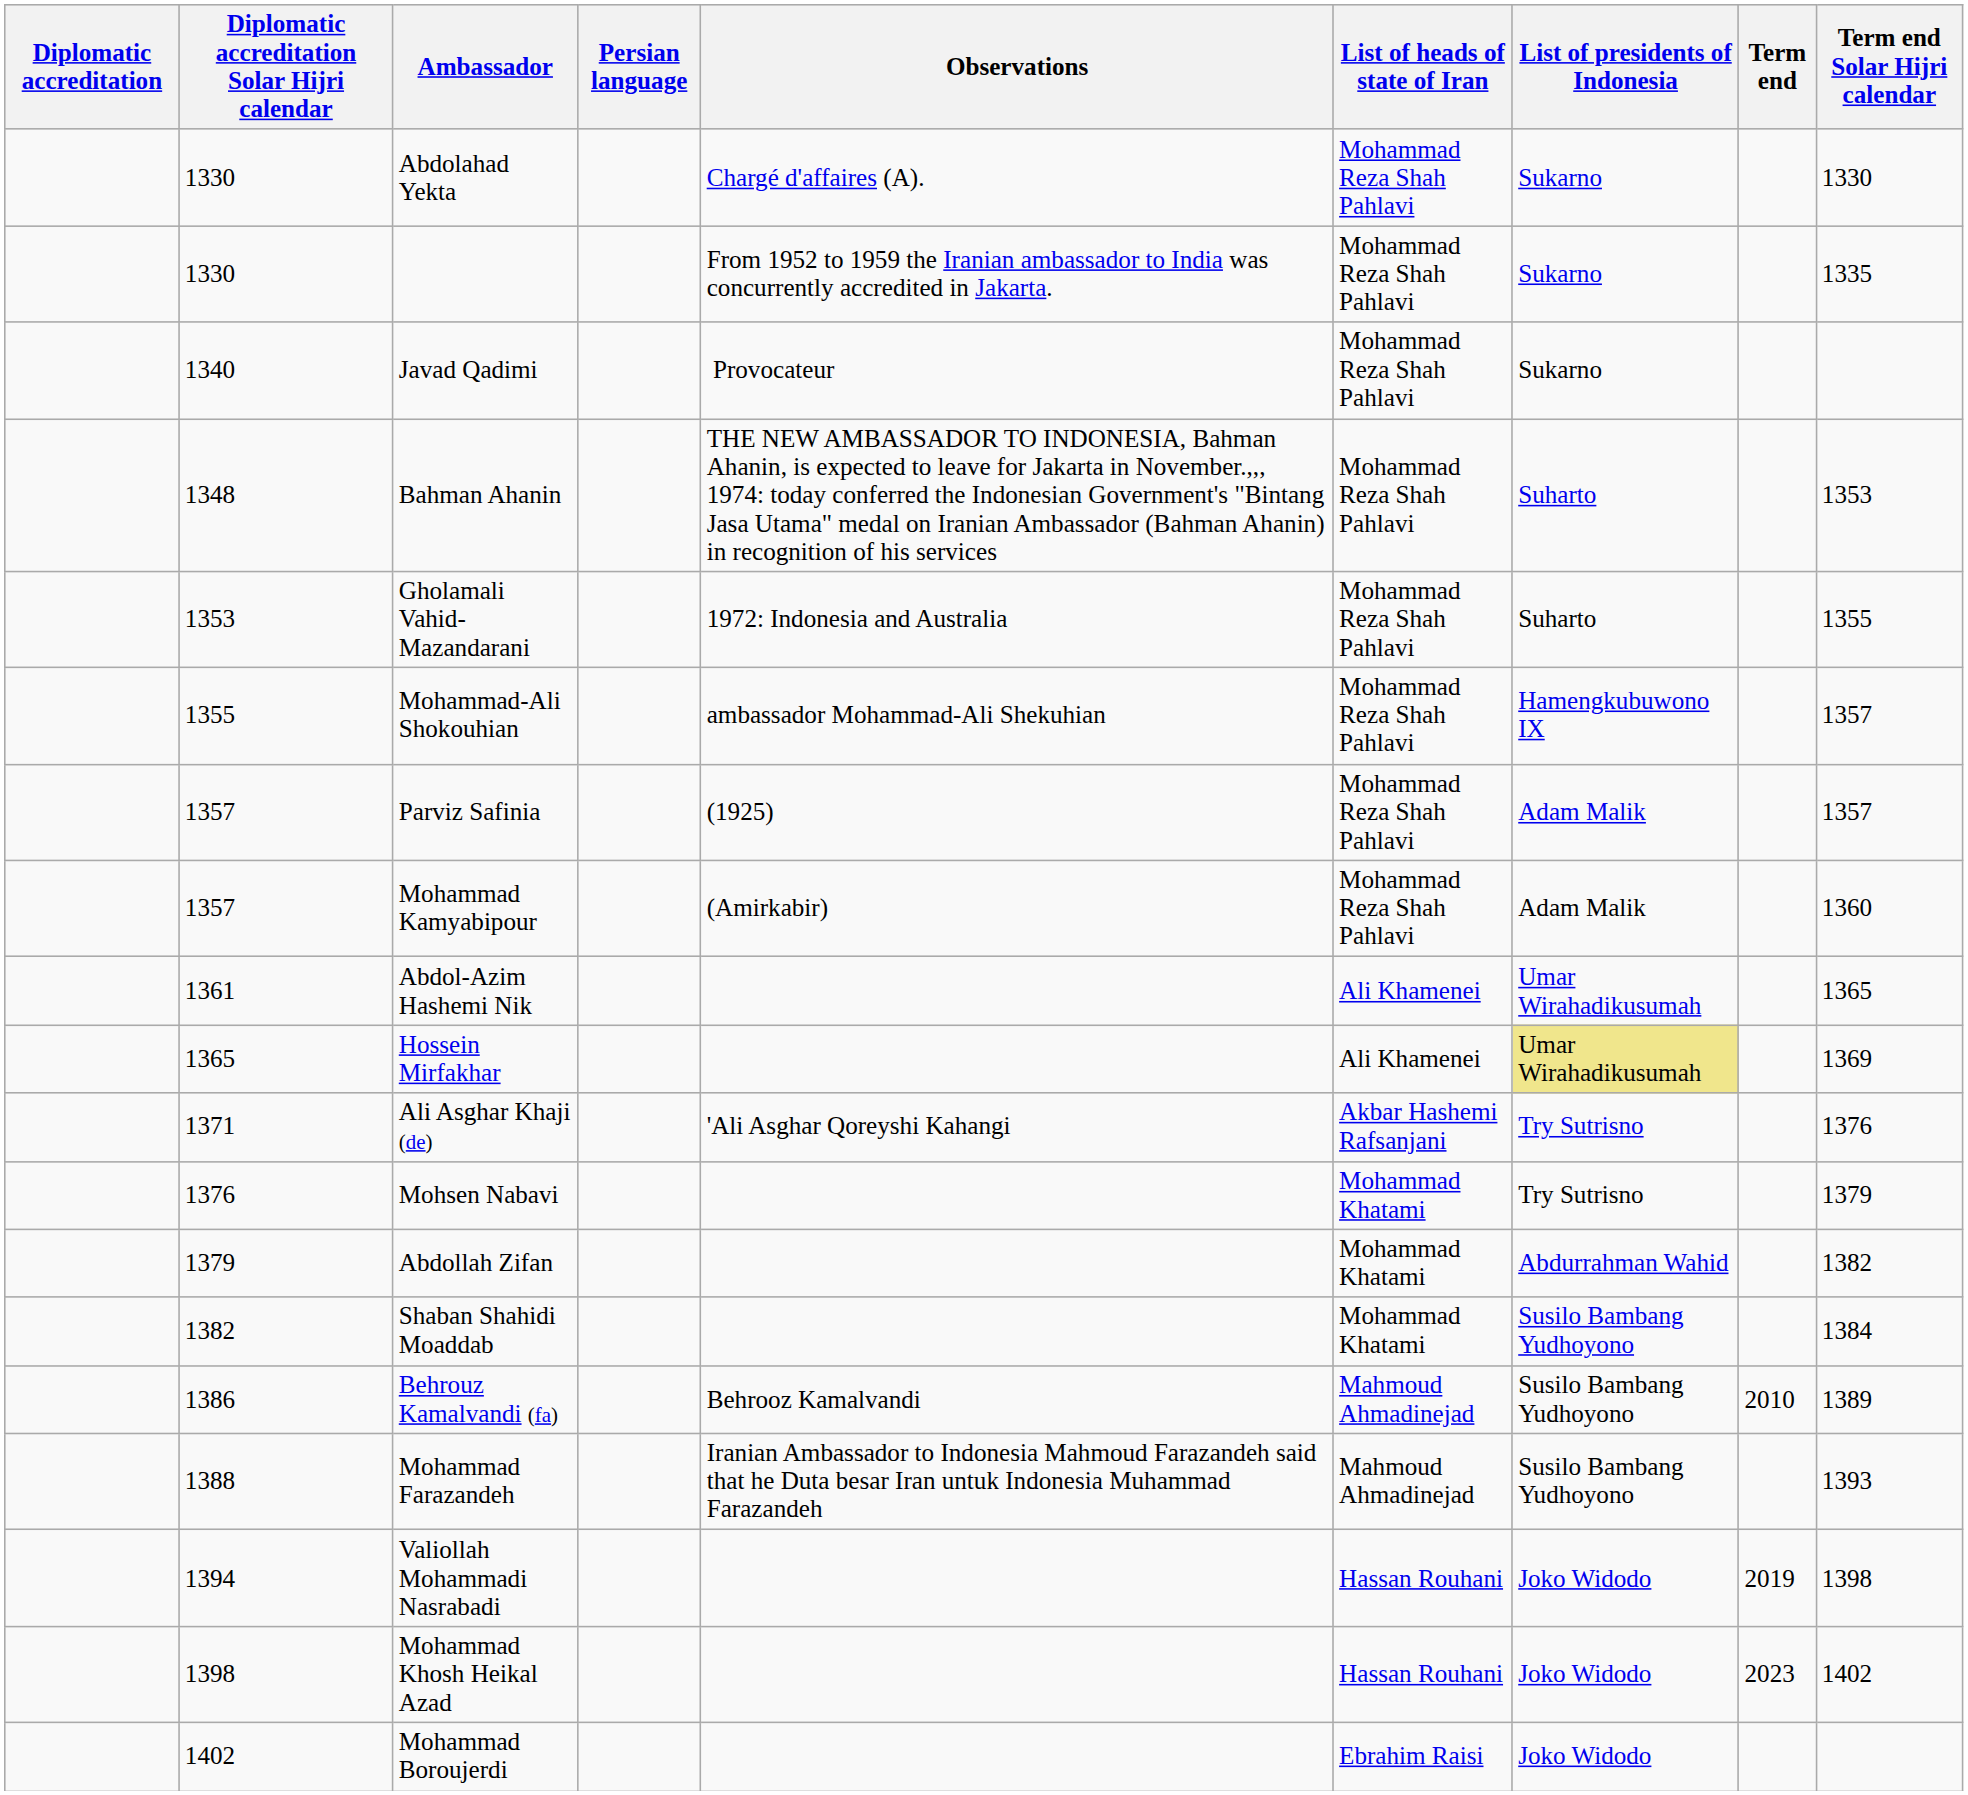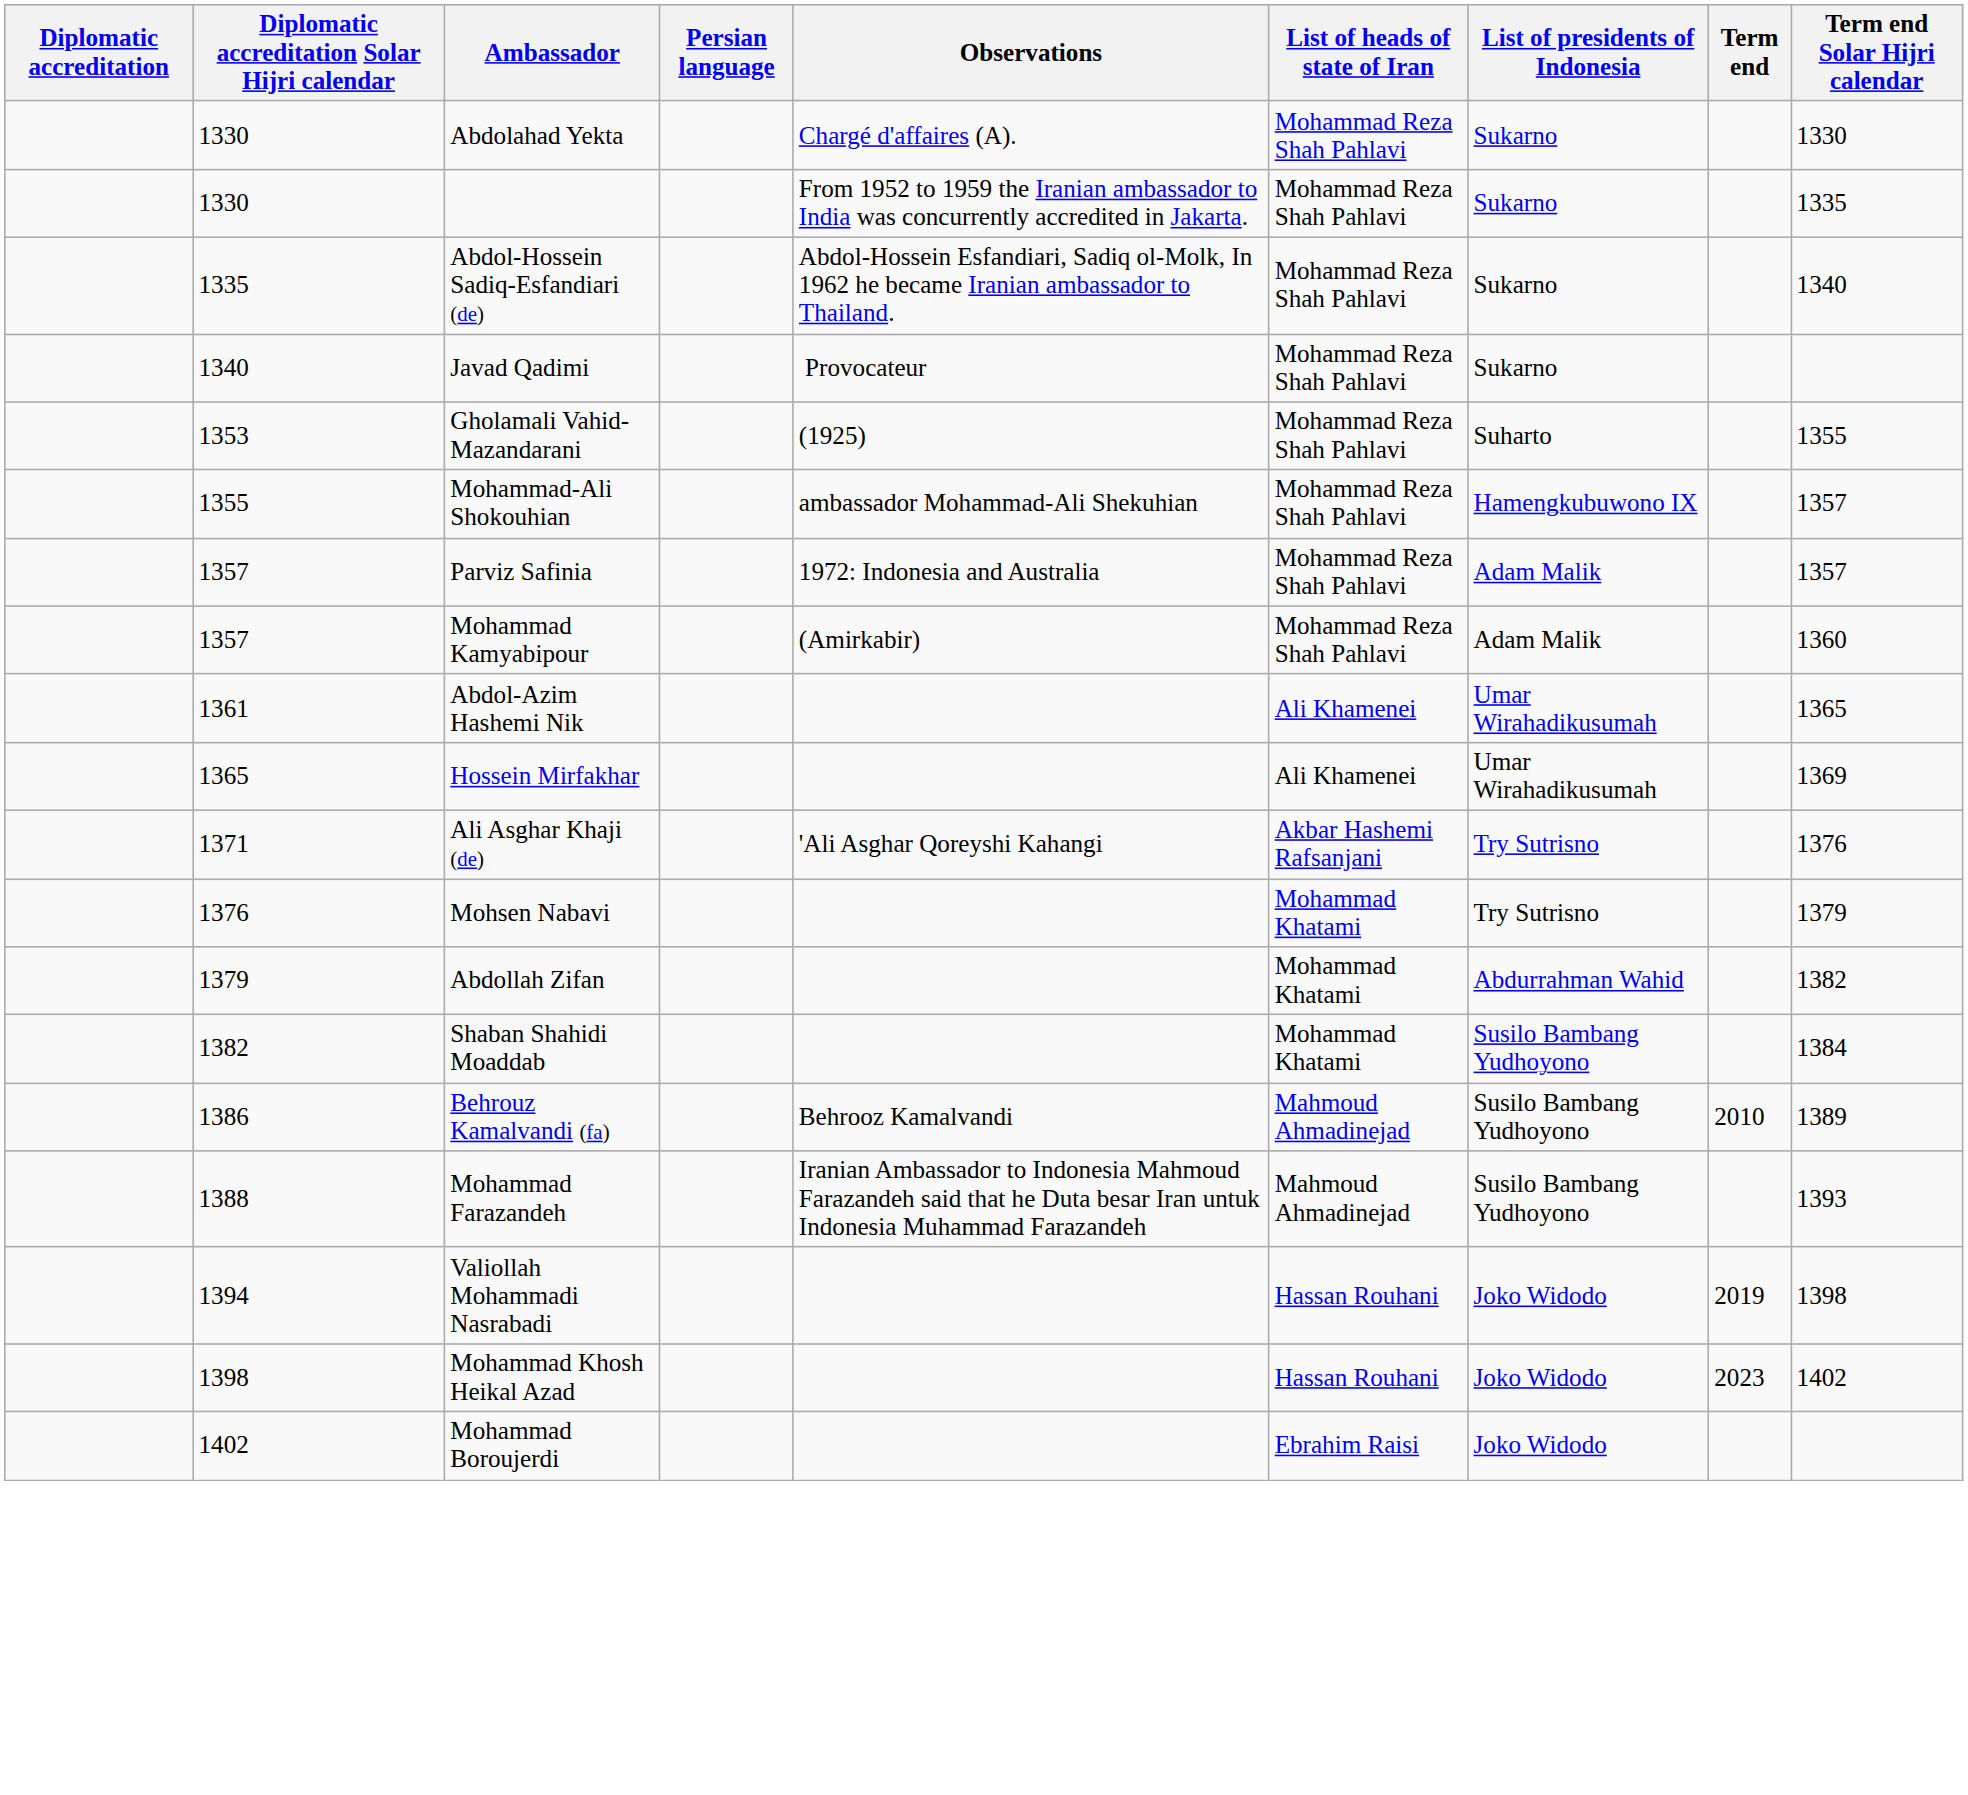+ row: (535, 285)
- row: (480, 494)
(857, 619) 1972: Indonesia and Australia -> (832, 435) (1925)
(740, 811) (1925) -> (949, 571) 1972: Indonesia and Australia
(1610, 1058) khaki background -> (1565, 776) no background
